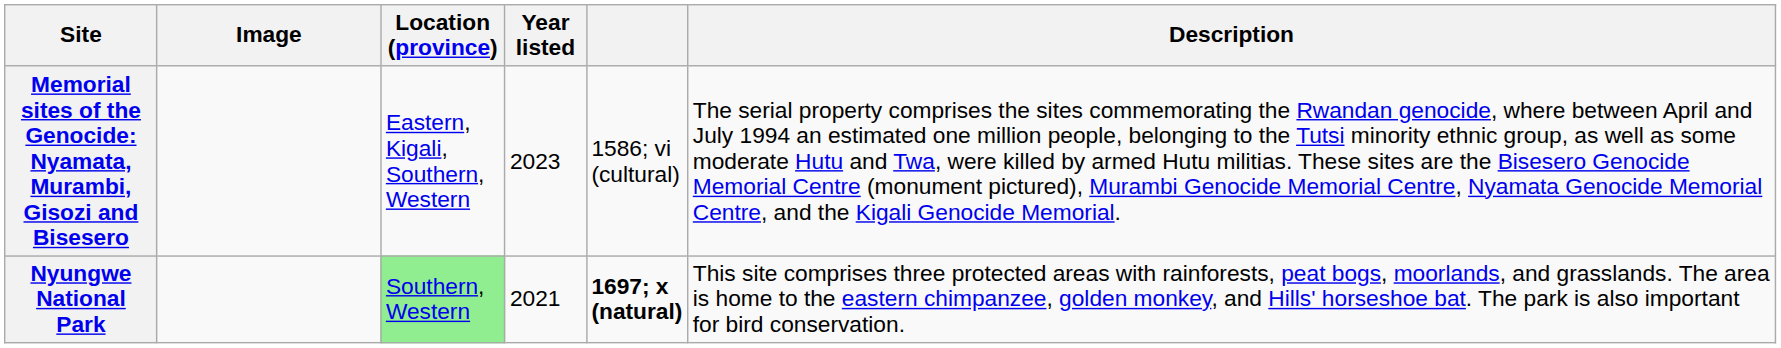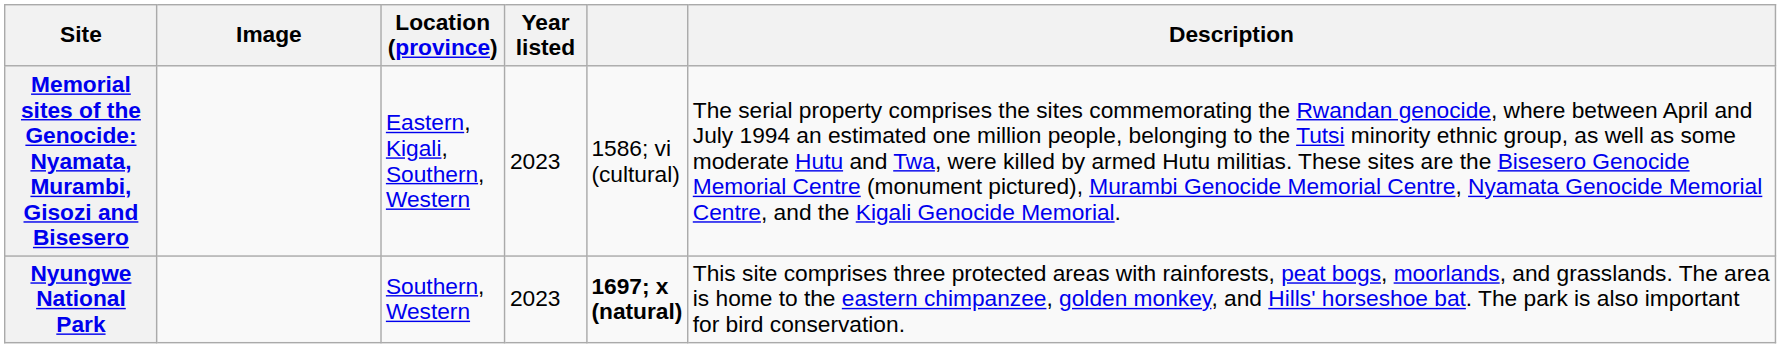(435, 299) lightgreen background -> (435, 299) no background
(535, 299) 2021 -> (535, 299) 2023
